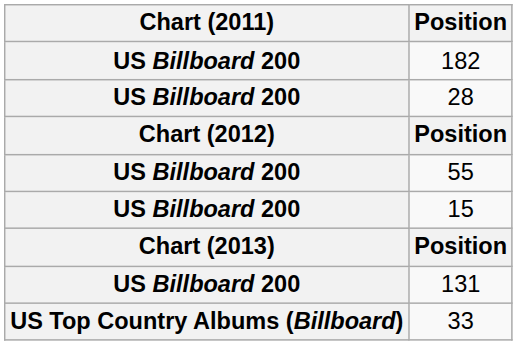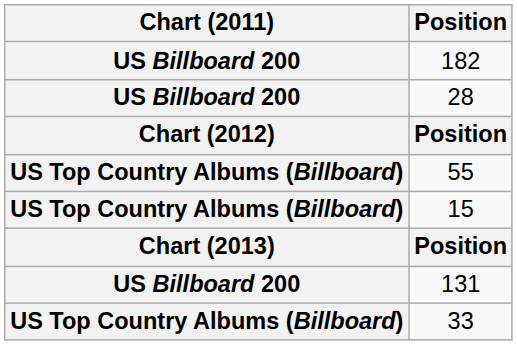(207, 172) US Billboard 200 -> (207, 172) US Top Country Albums (Billboard)
(207, 209) US Billboard 200 -> (207, 209) US Top Country Albums (Billboard)
